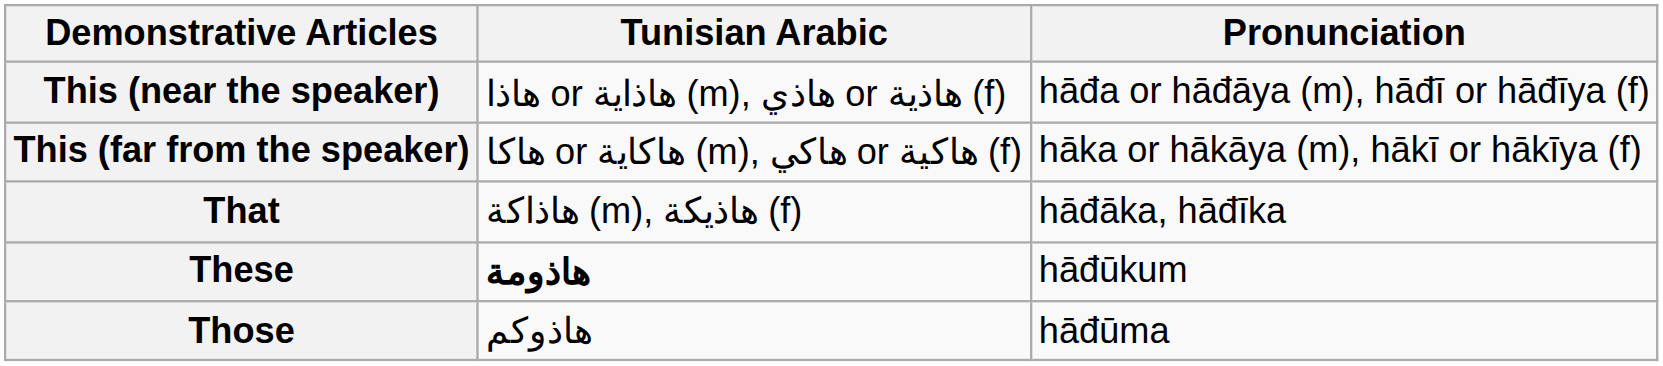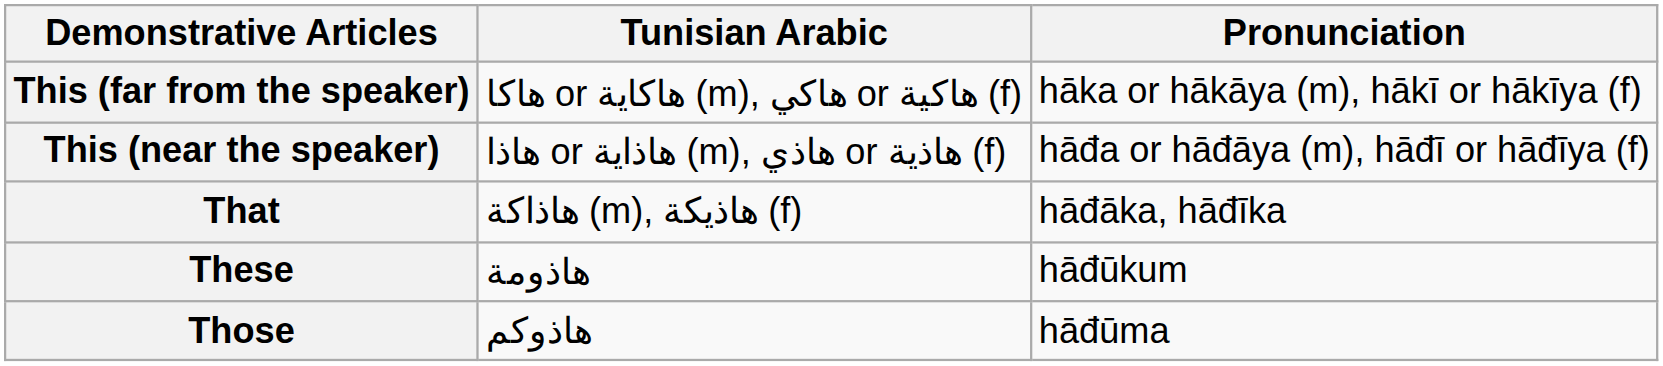rows swapped: (242, 91) <-> (242, 151)
(538, 271) bold -> (538, 271) normal
